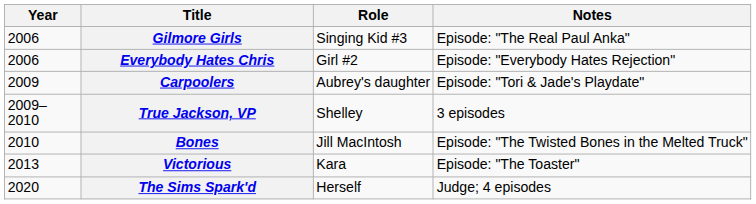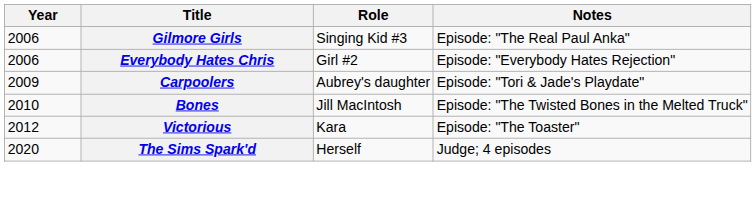- row: (197, 112)
(23, 165) 2013 -> (23, 127) 2012
